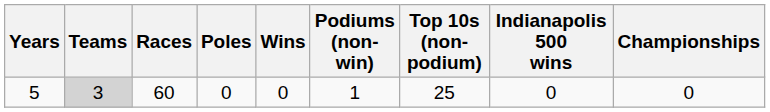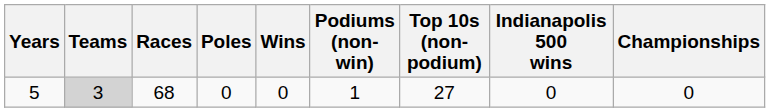(164, 92) 60 -> (164, 92) 68
(444, 92) 25 -> (444, 92) 27
